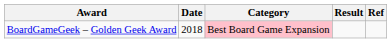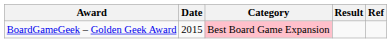(192, 29) 2018 -> (192, 29) 2015
